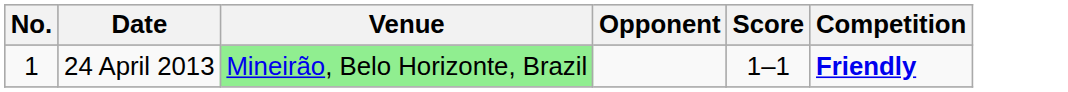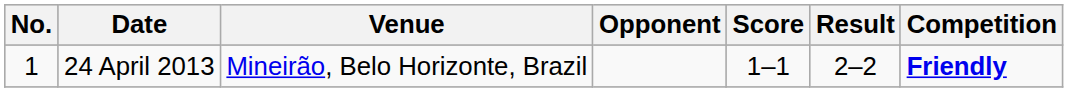+ column: (855, 24)
(407, 65) lightgreen background -> (407, 65) no background
